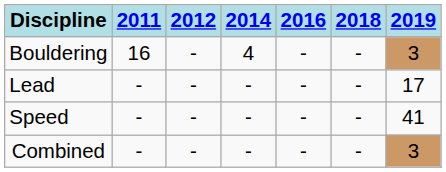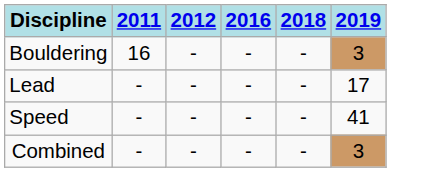- column: (248, 20)
